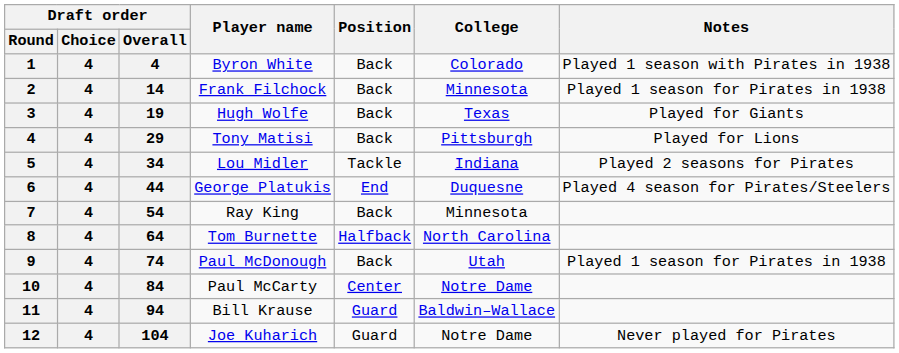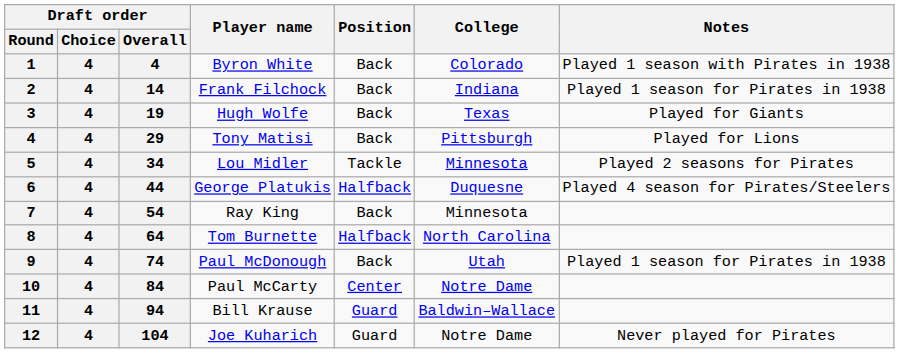(487, 91) Minnesota -> (487, 91) Indiana
(487, 164) Indiana -> (487, 164) Minnesota
(375, 189) End -> (375, 189) Halfback
